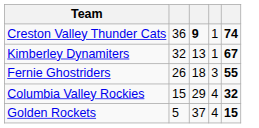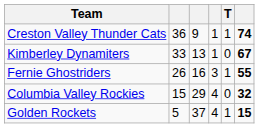+ column: (228, 14)
(195, 34) bold -> (195, 34) normal
(179, 53) 32 -> (179, 53) 33
(199, 73) 18 -> (199, 73) 16
